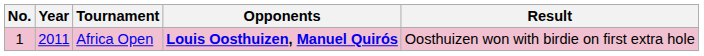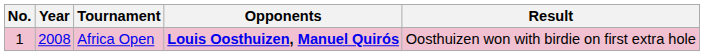(54, 39) 2011 -> (54, 39) 2008
